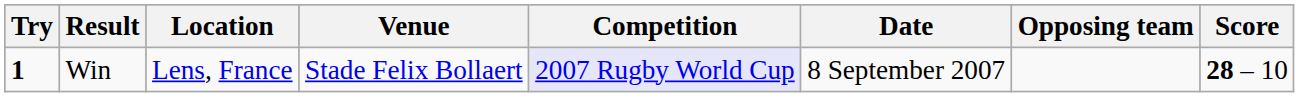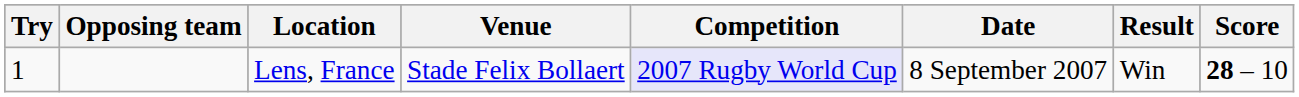columns swapped: (1106, 26) <-> (102, 26)
(18, 69) bold -> (18, 69) normal
